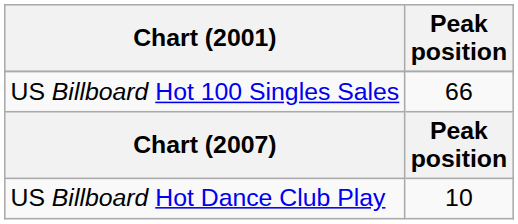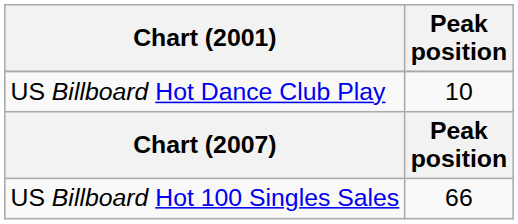rows swapped: (205, 91) <-> (198, 197)
